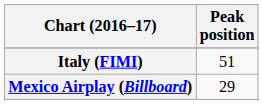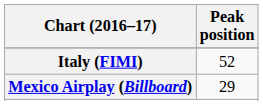(227, 61) 51 -> (227, 61) 52
